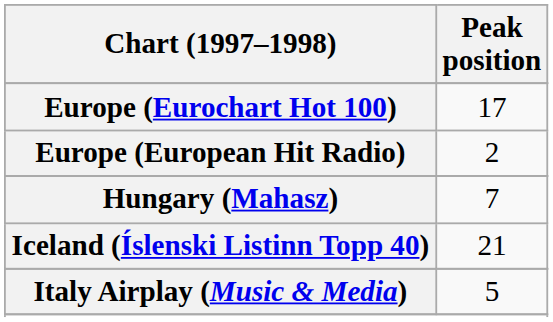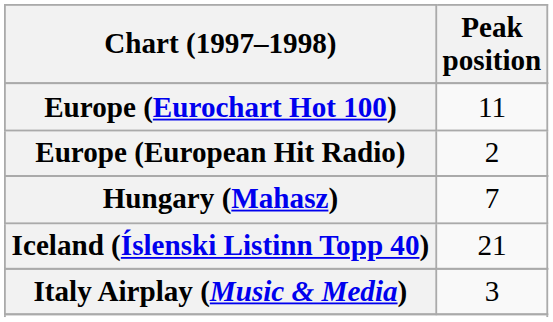(492, 106) 17 -> (492, 106) 11
(492, 291) 5 -> (492, 291) 3
